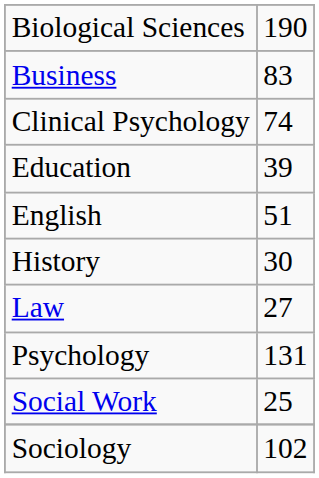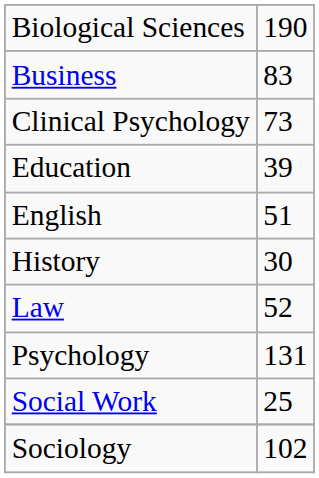(278, 121) 74 -> (278, 121) 73
(278, 307) 27 -> (278, 307) 52
